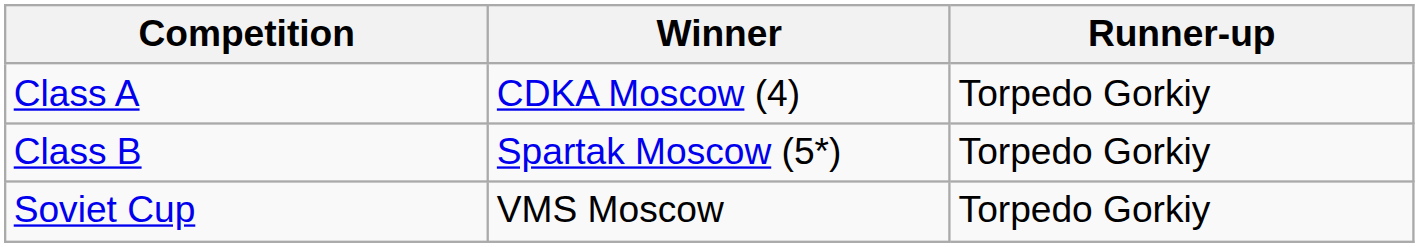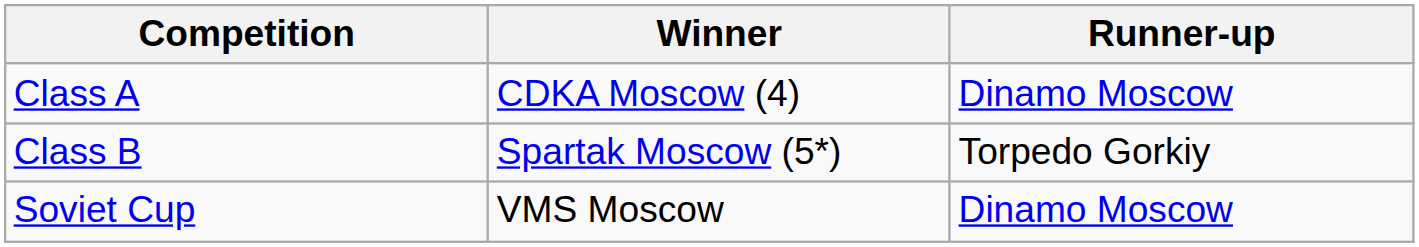(1084, 92) Torpedo Gorkiy -> (1096, 92) Dinamo Moscow
(1084, 210) Torpedo Gorkiy -> (1096, 210) Dinamo Moscow
